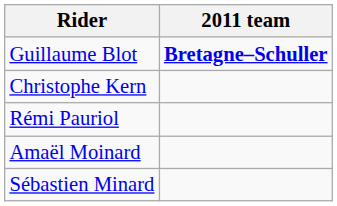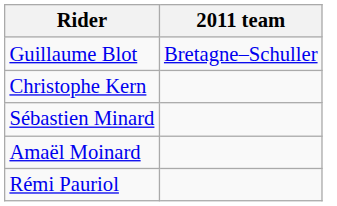(246, 53) bold -> (241, 53) normal
rows swapped: (82, 184) <-> (64, 119)
